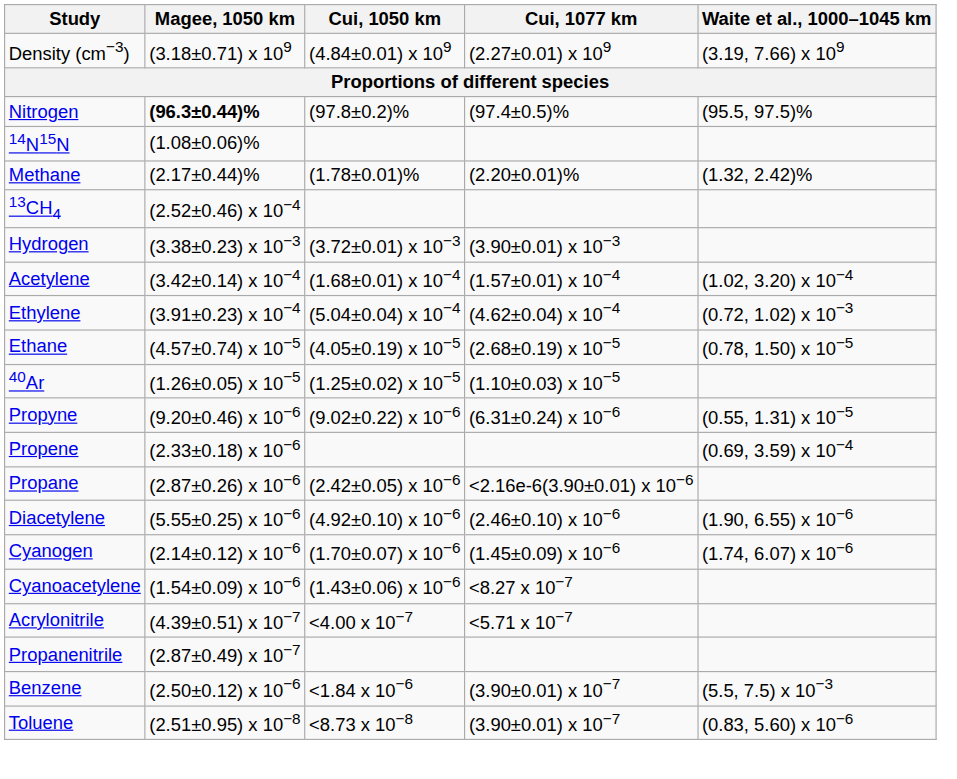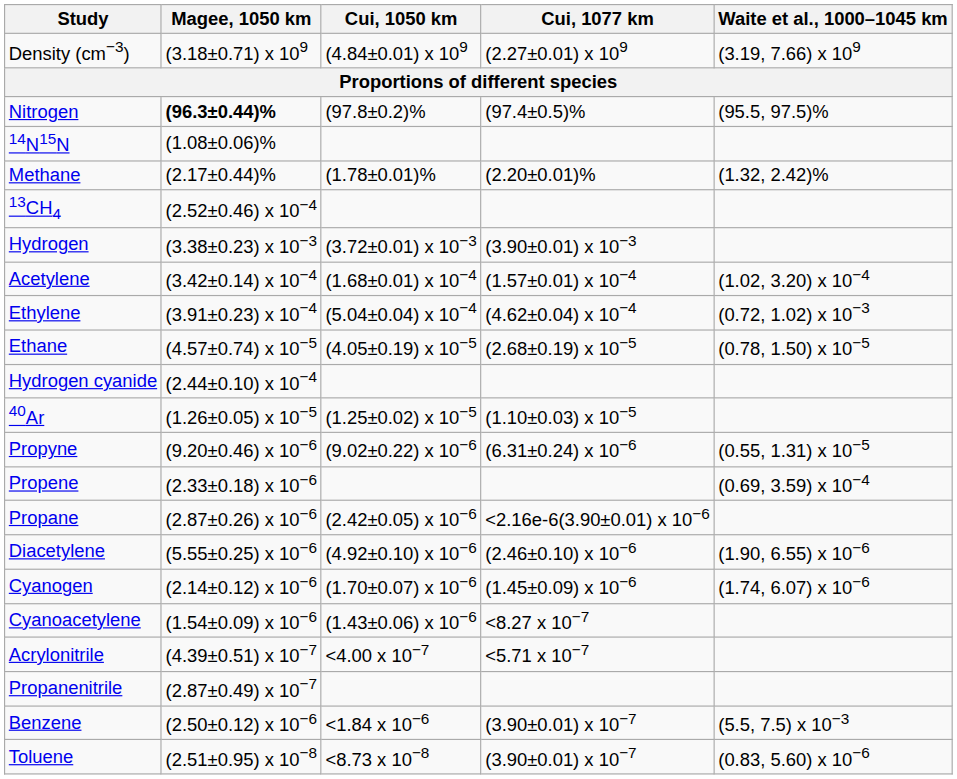+ row: (83, 381)
